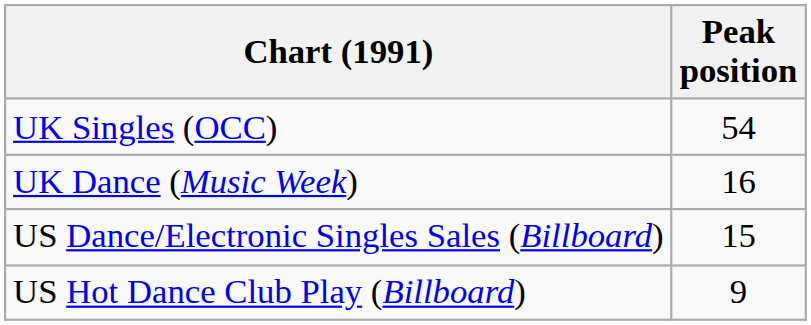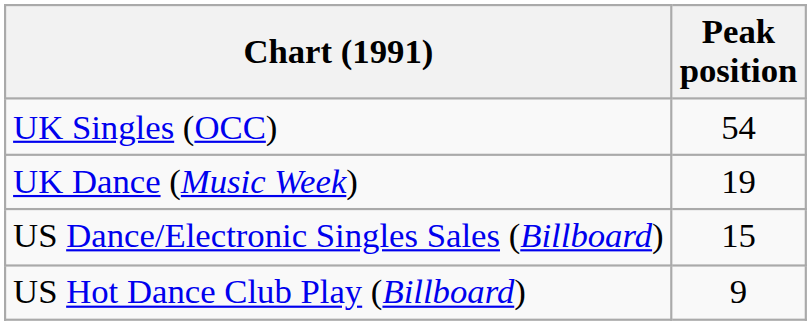(739, 181) 16 -> (739, 181) 19
